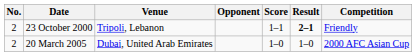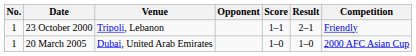(14, 28) 2 -> (14, 28) 1
(306, 28) bold -> (306, 28) normal
(14, 43) 2 -> (14, 43) 1
